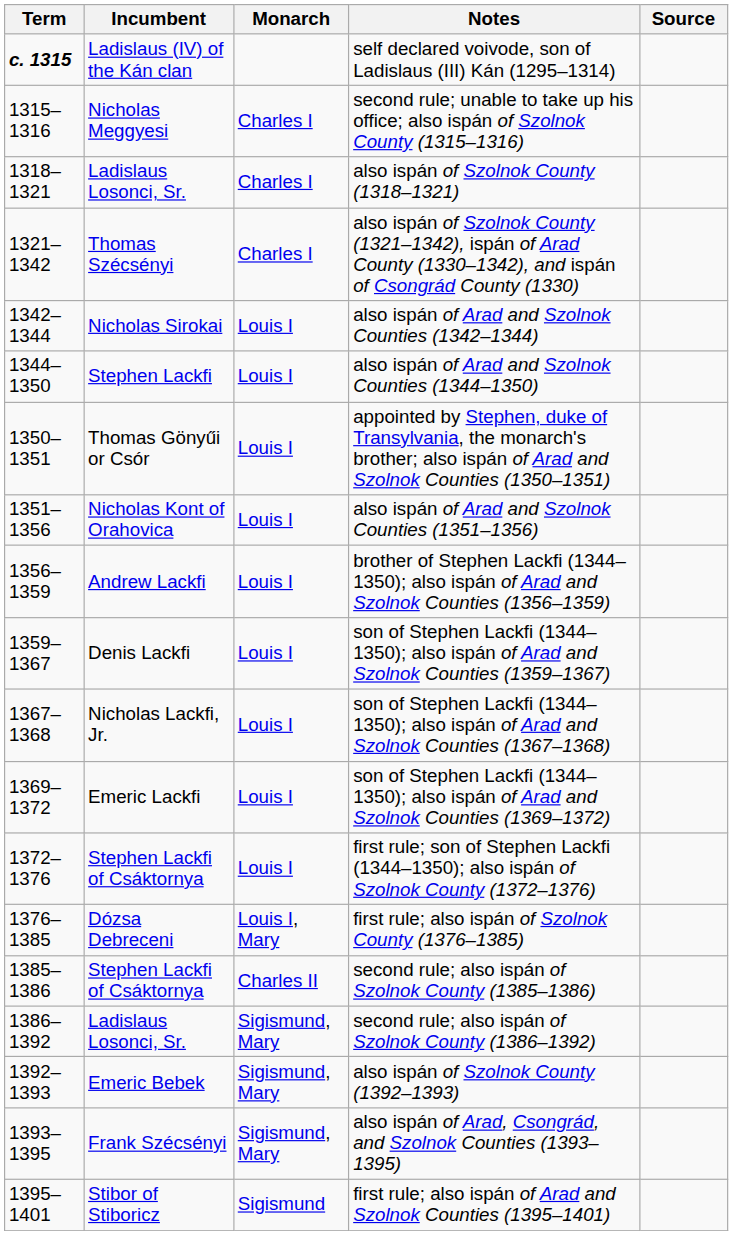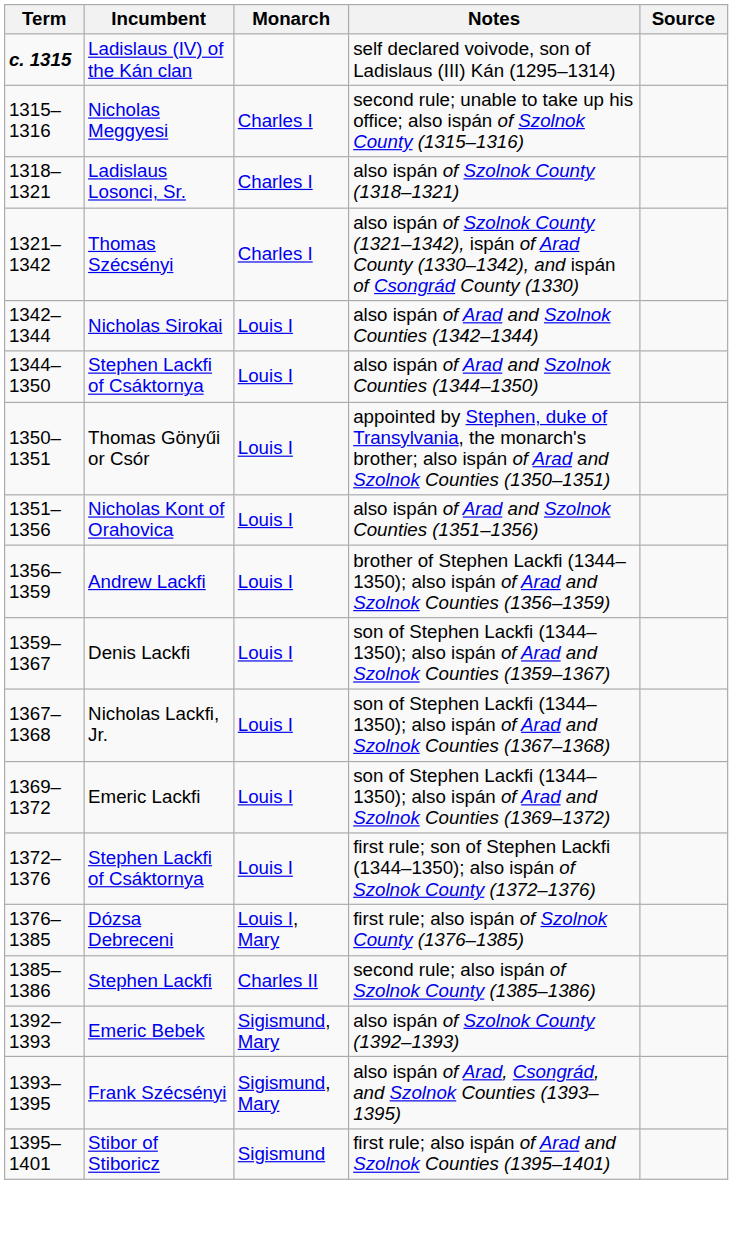(150, 376) Stephen Lackfi -> (150, 376) Stephen Lackfi of Csáktornya
(150, 980) Stephen Lackfi of Csáktornya -> (150, 980) Stephen Lackfi
- row: (474, 1031)
